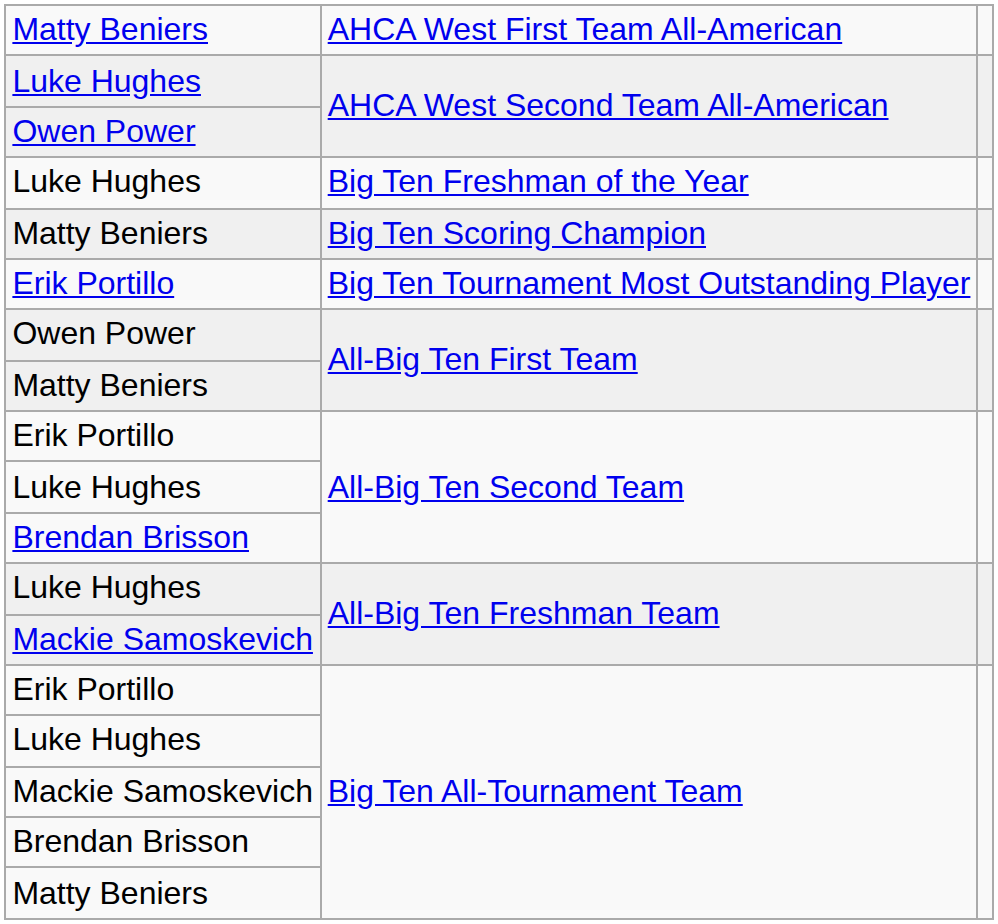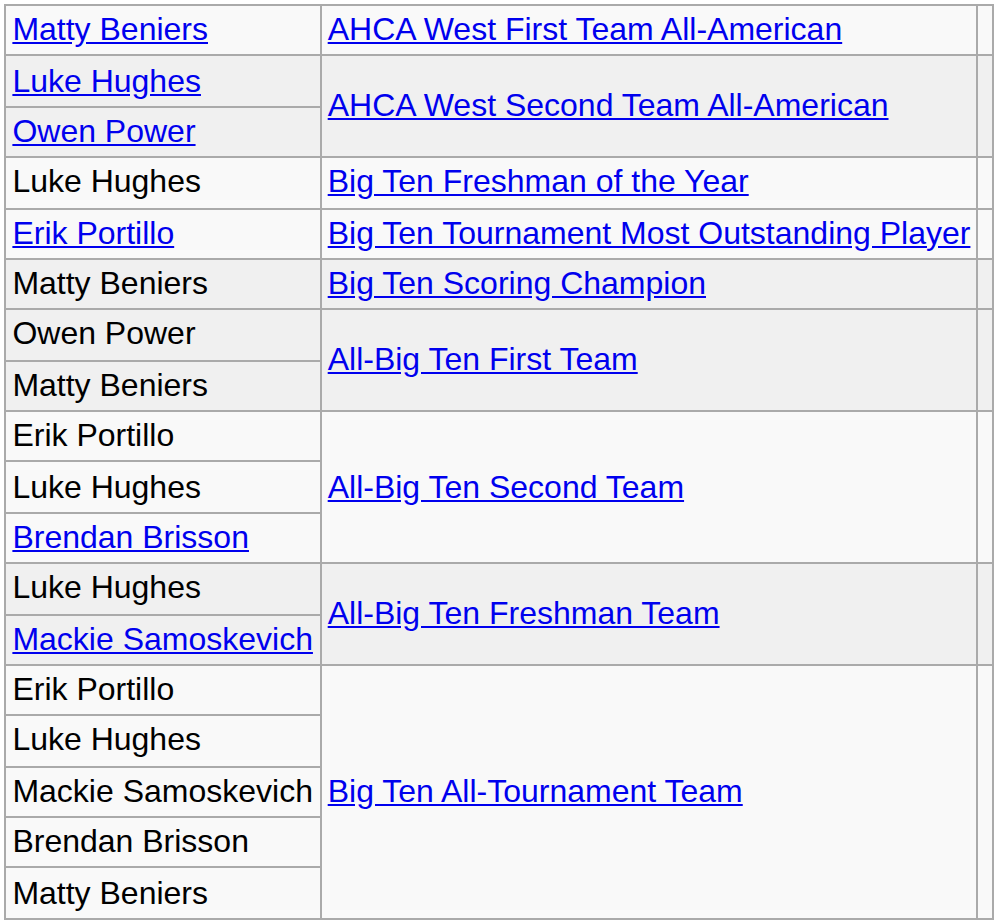rows swapped: (110, 232) <-> (93, 283)
